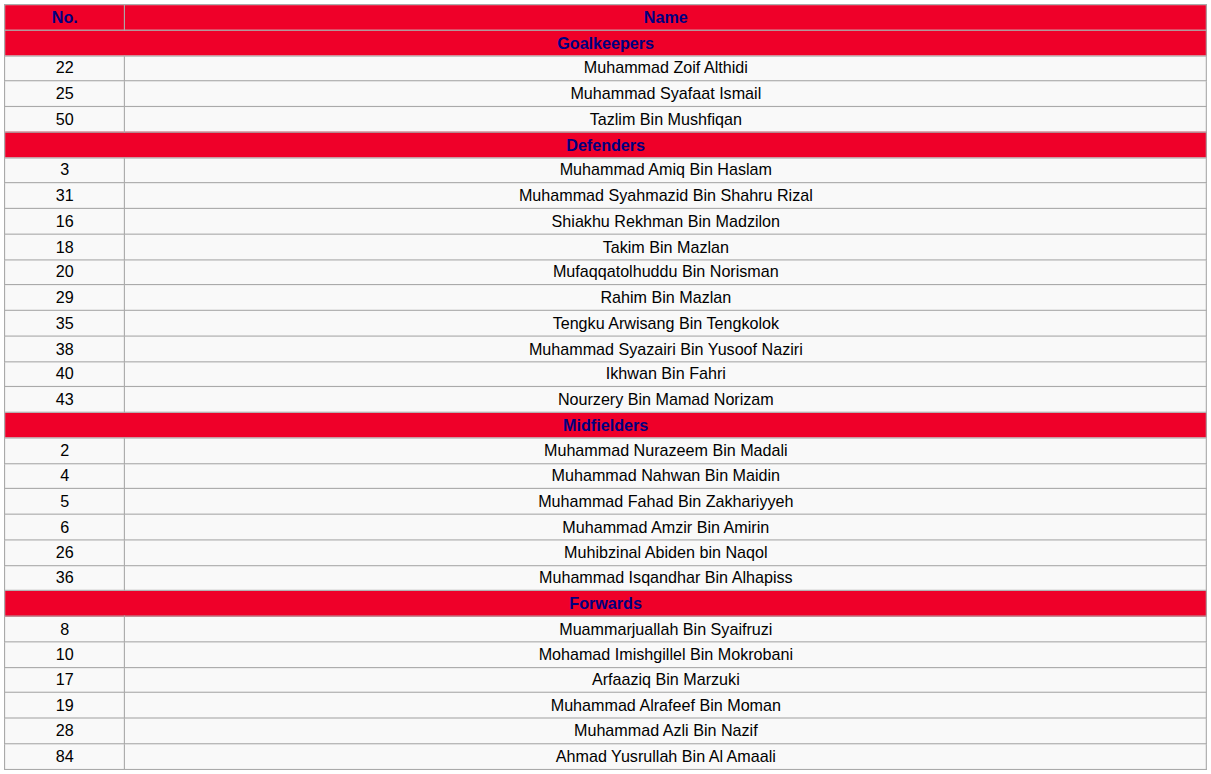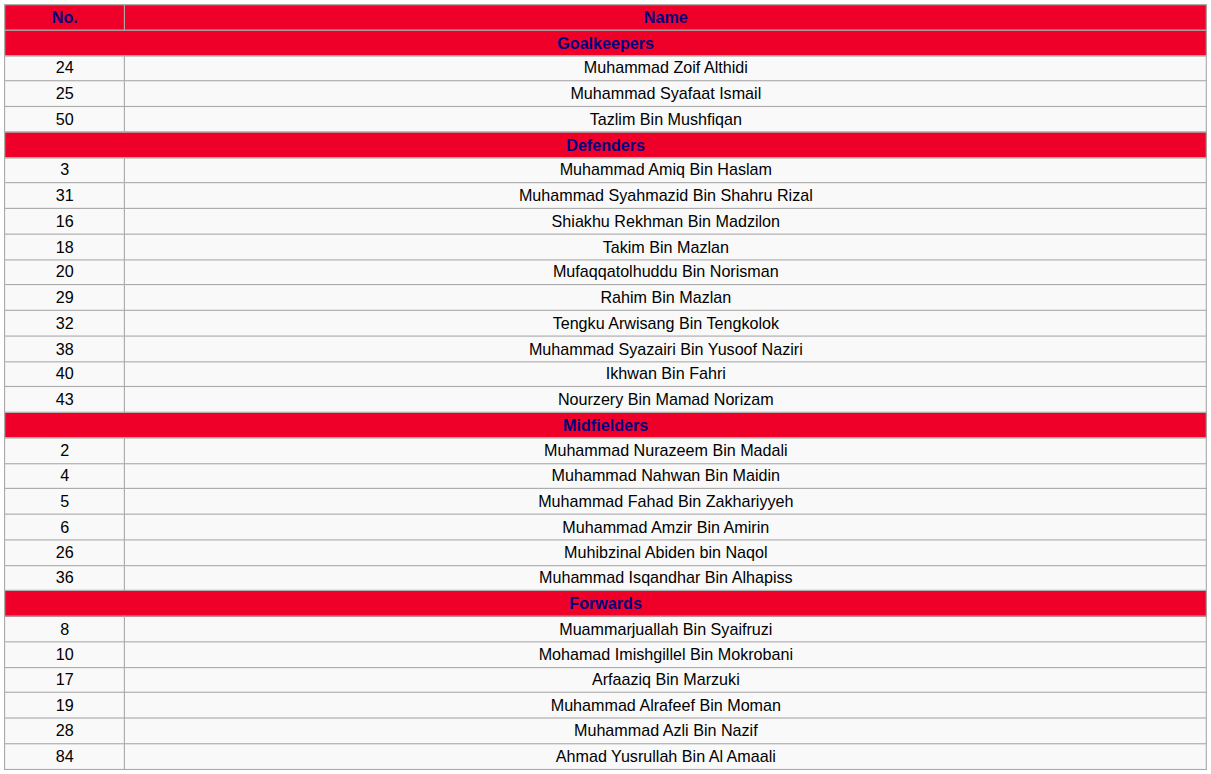(65, 69) 22 -> (65, 69) 24
(65, 323) 35 -> (65, 323) 32
